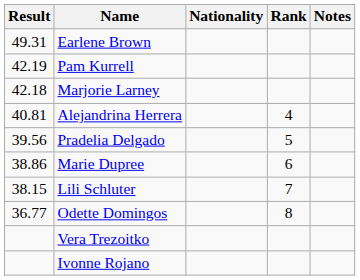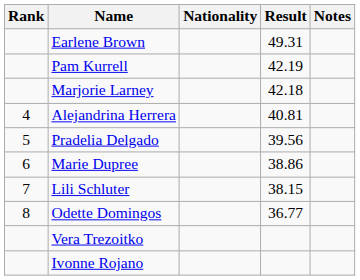columns swapped: (289, 16) <-> (29, 16)
